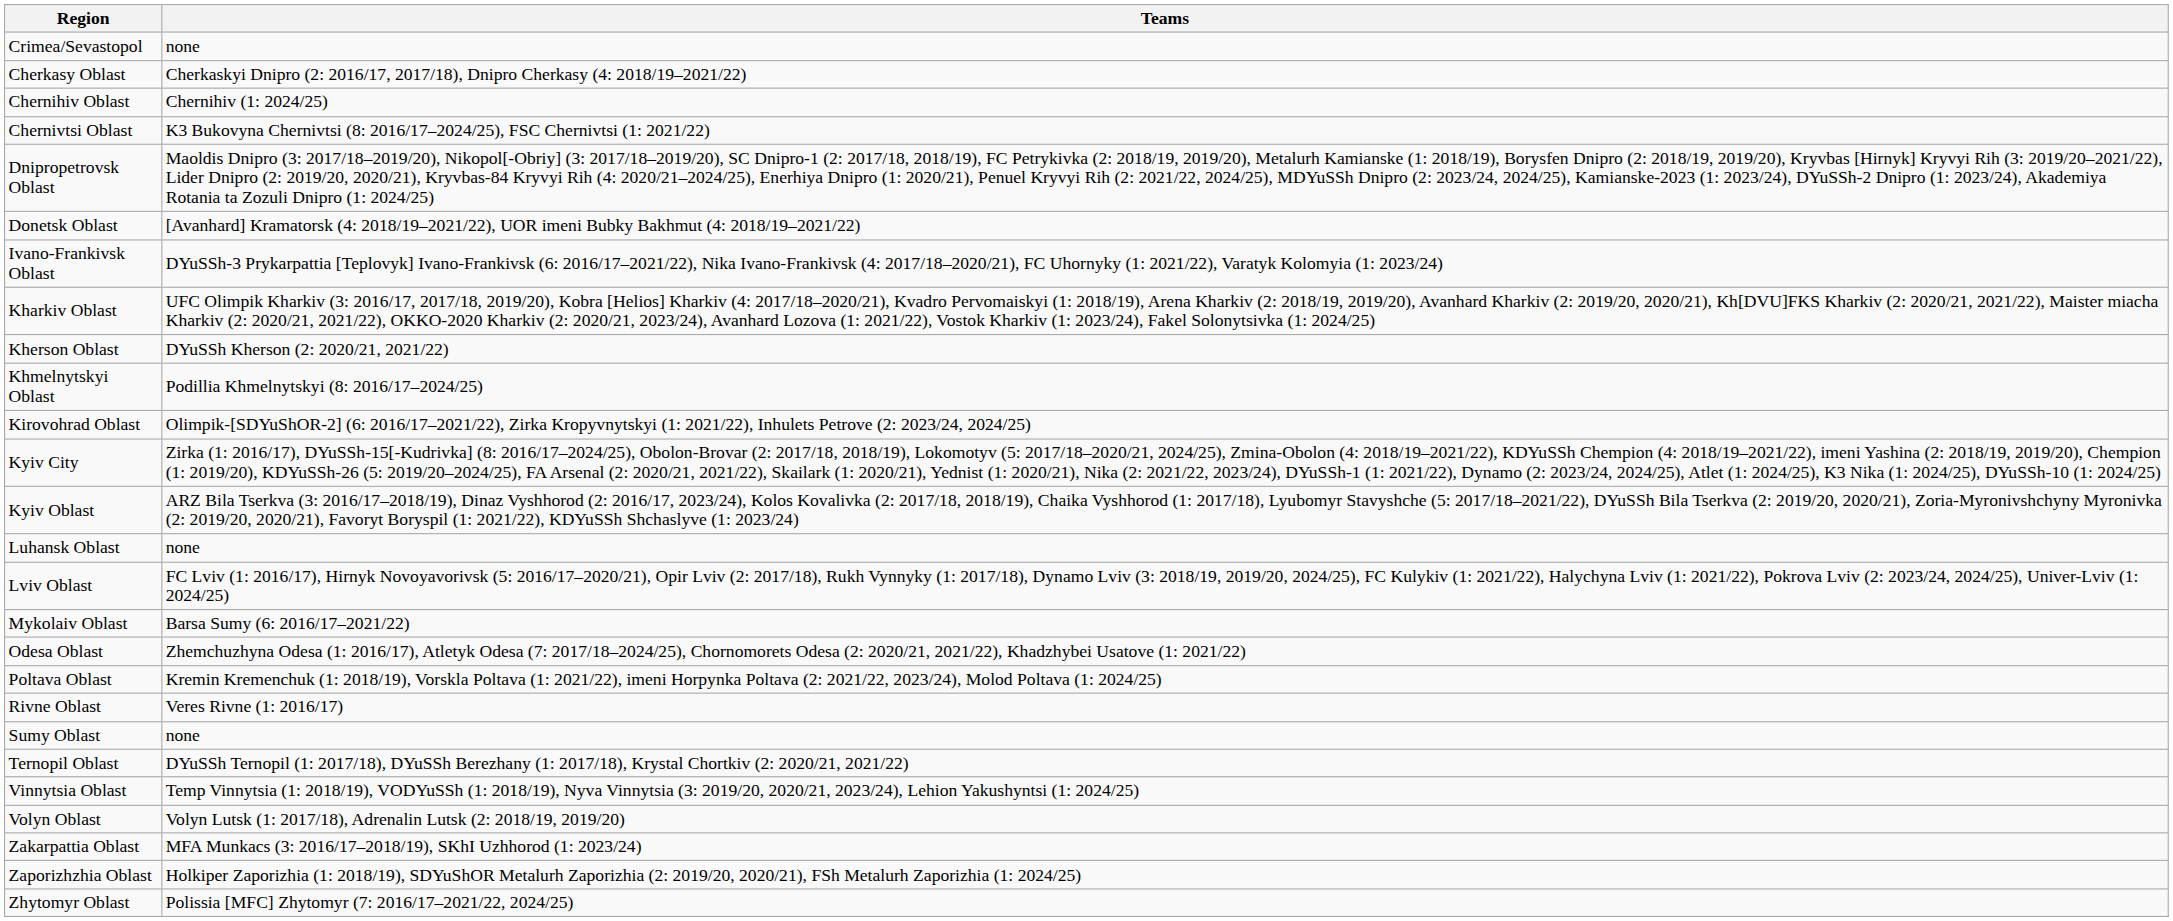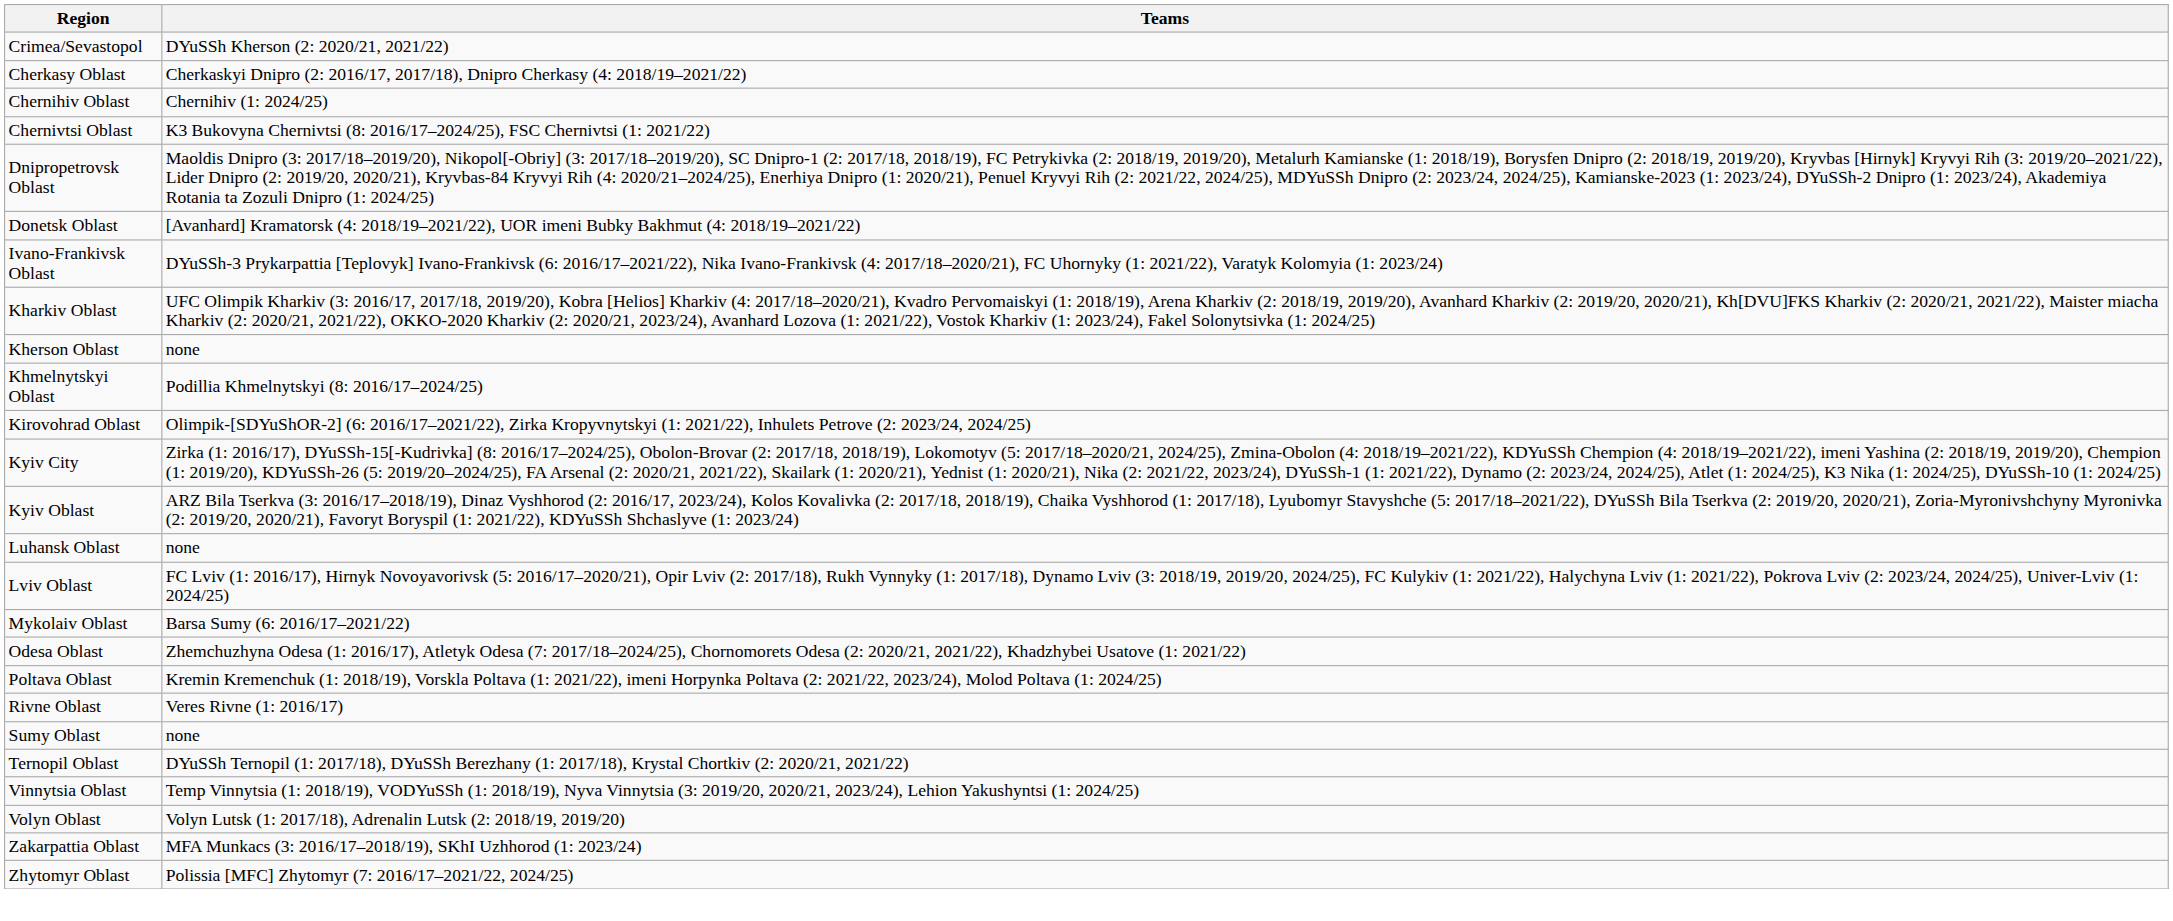(183, 46) none -> (307, 46) DYuSSh Kherson (2: 2020/21, 2021/22)
(307, 348) DYuSSh Kherson (2: 2020/21, 2021/22) -> (183, 348) none
- row: (80, 874)
